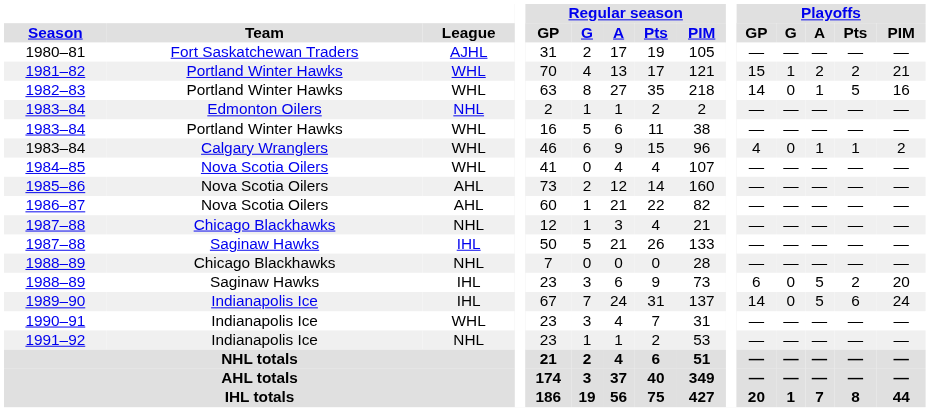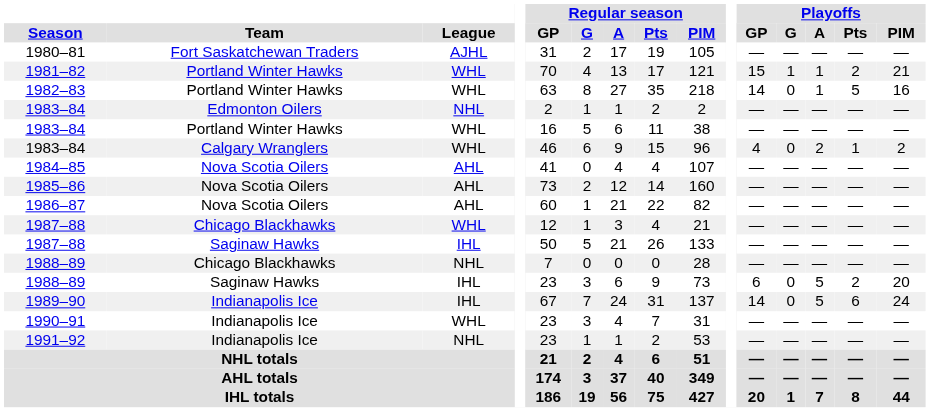(820, 71) 2 -> (820, 71) 1
(820, 148) 1 -> (820, 148) 2
(469, 167) WHL -> (469, 167) AHL
(469, 224) NHL -> (469, 224) WHL
